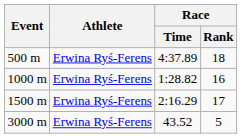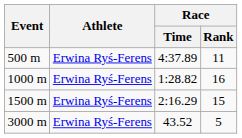(218, 58) 18 -> (218, 58) 11
(218, 101) 17 -> (218, 101) 15
